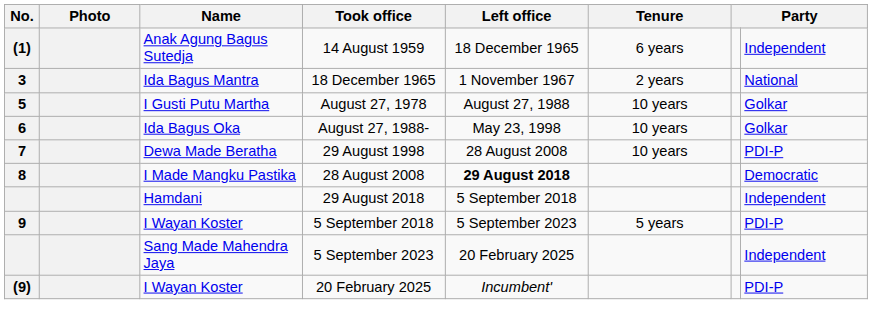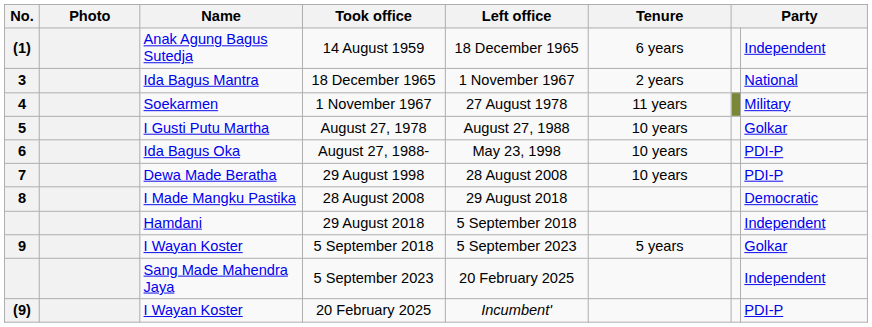+ row: (22, 103)
(766, 127) Golkar -> (764, 151) PDI-P
(517, 174) bold -> (517, 198) normal
(764, 222) PDI-P -> (766, 245) Golkar
